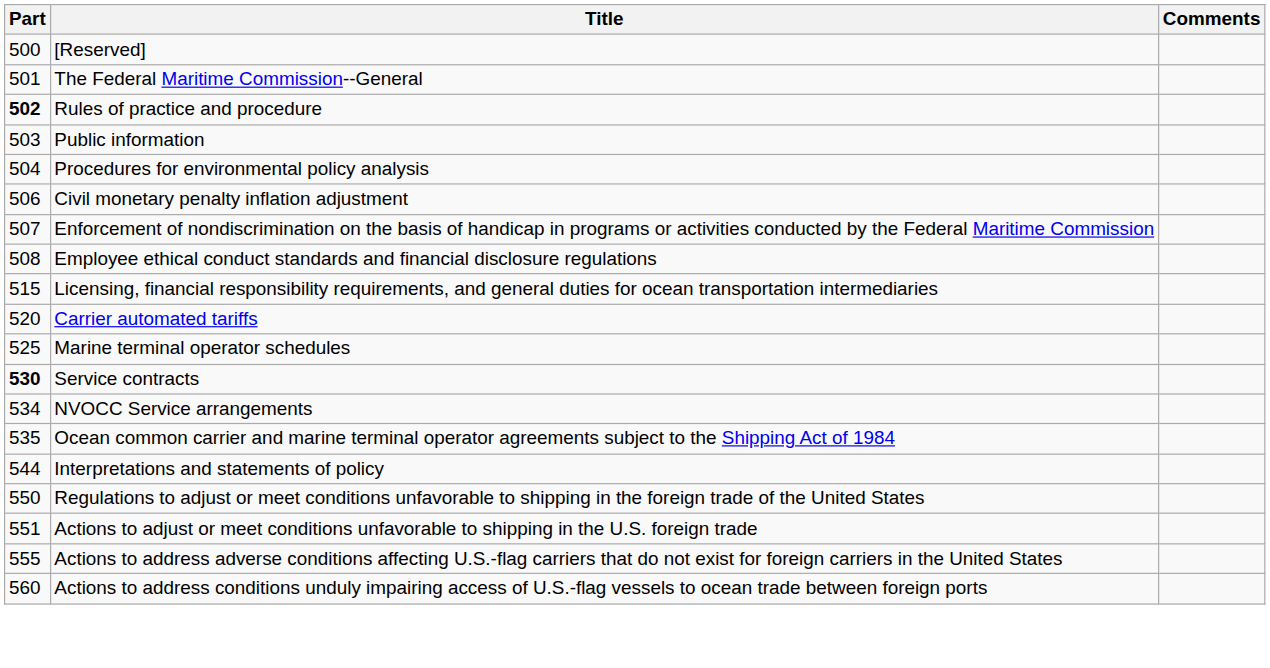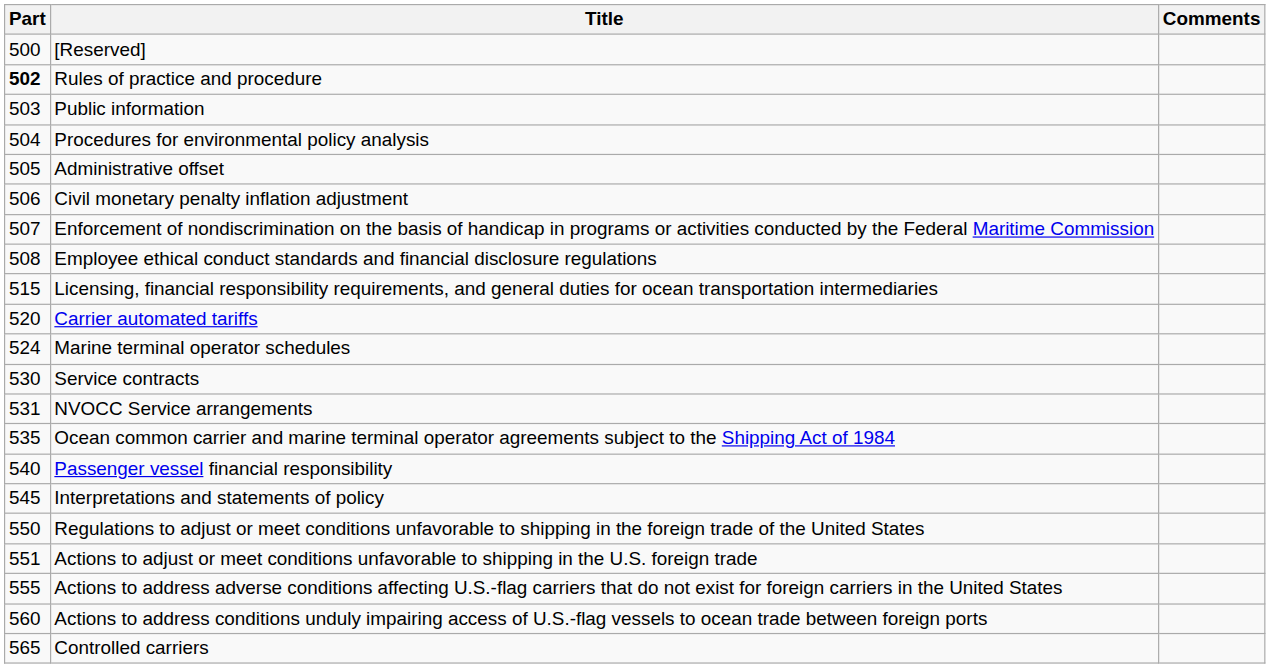- row: (239, 79)
+ row: (139, 169)
(25, 348) 525 -> (25, 348) 524
(25, 378) bold -> (25, 378) normal
(25, 408) 534 -> (25, 408) 531
+ row: (223, 468)
(25, 468) 544 -> (25, 498) 545
+ row: (131, 648)
